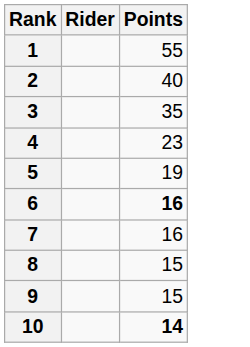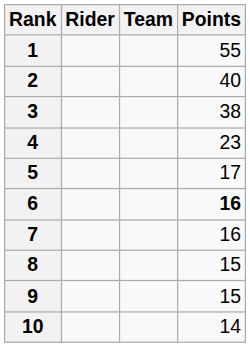+ column: (148, 19)
(172, 111) 35 -> (230, 111) 38
(172, 173) 19 -> (230, 173) 17
(172, 326) bold -> (230, 326) normal
